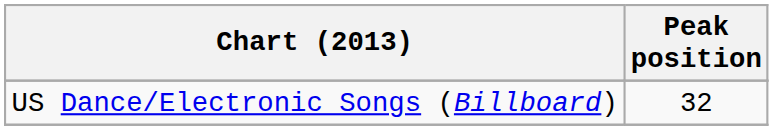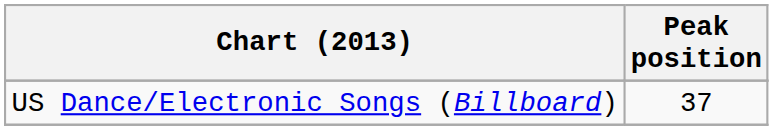(696, 103) 32 -> (696, 103) 37
